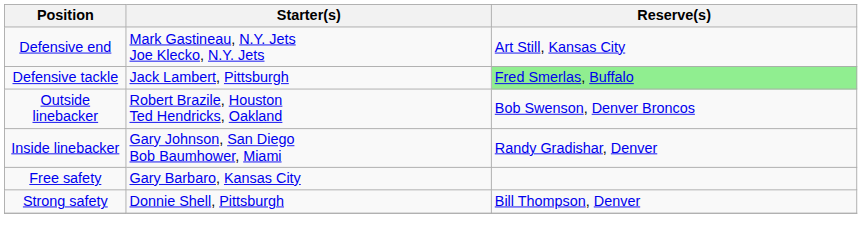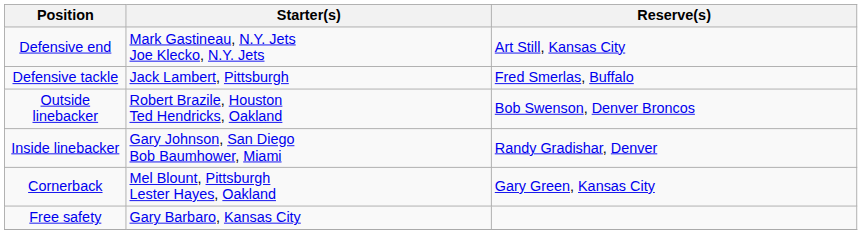(564, 77) lightgreen background -> (564, 77) no background
+ row: (65, 186)
- row: (65, 201)
